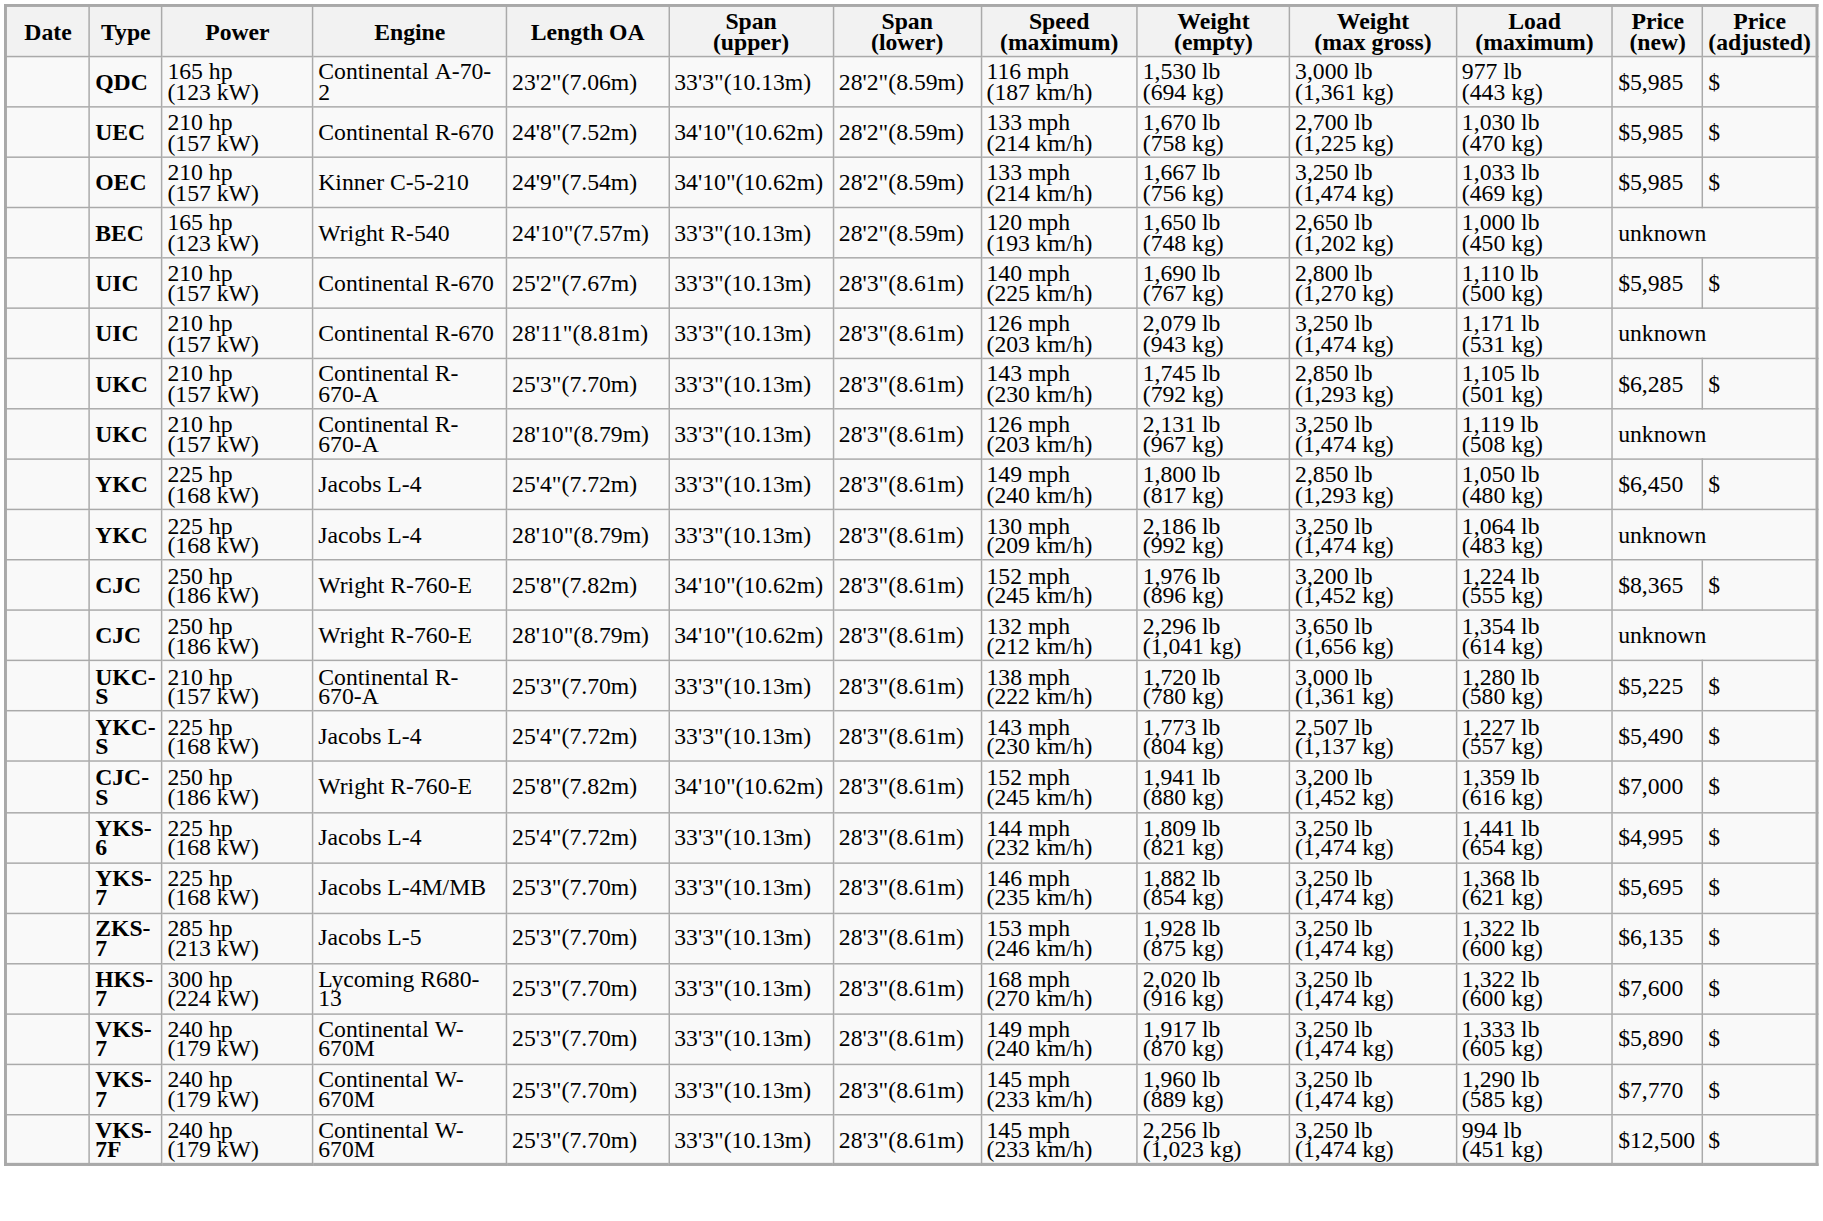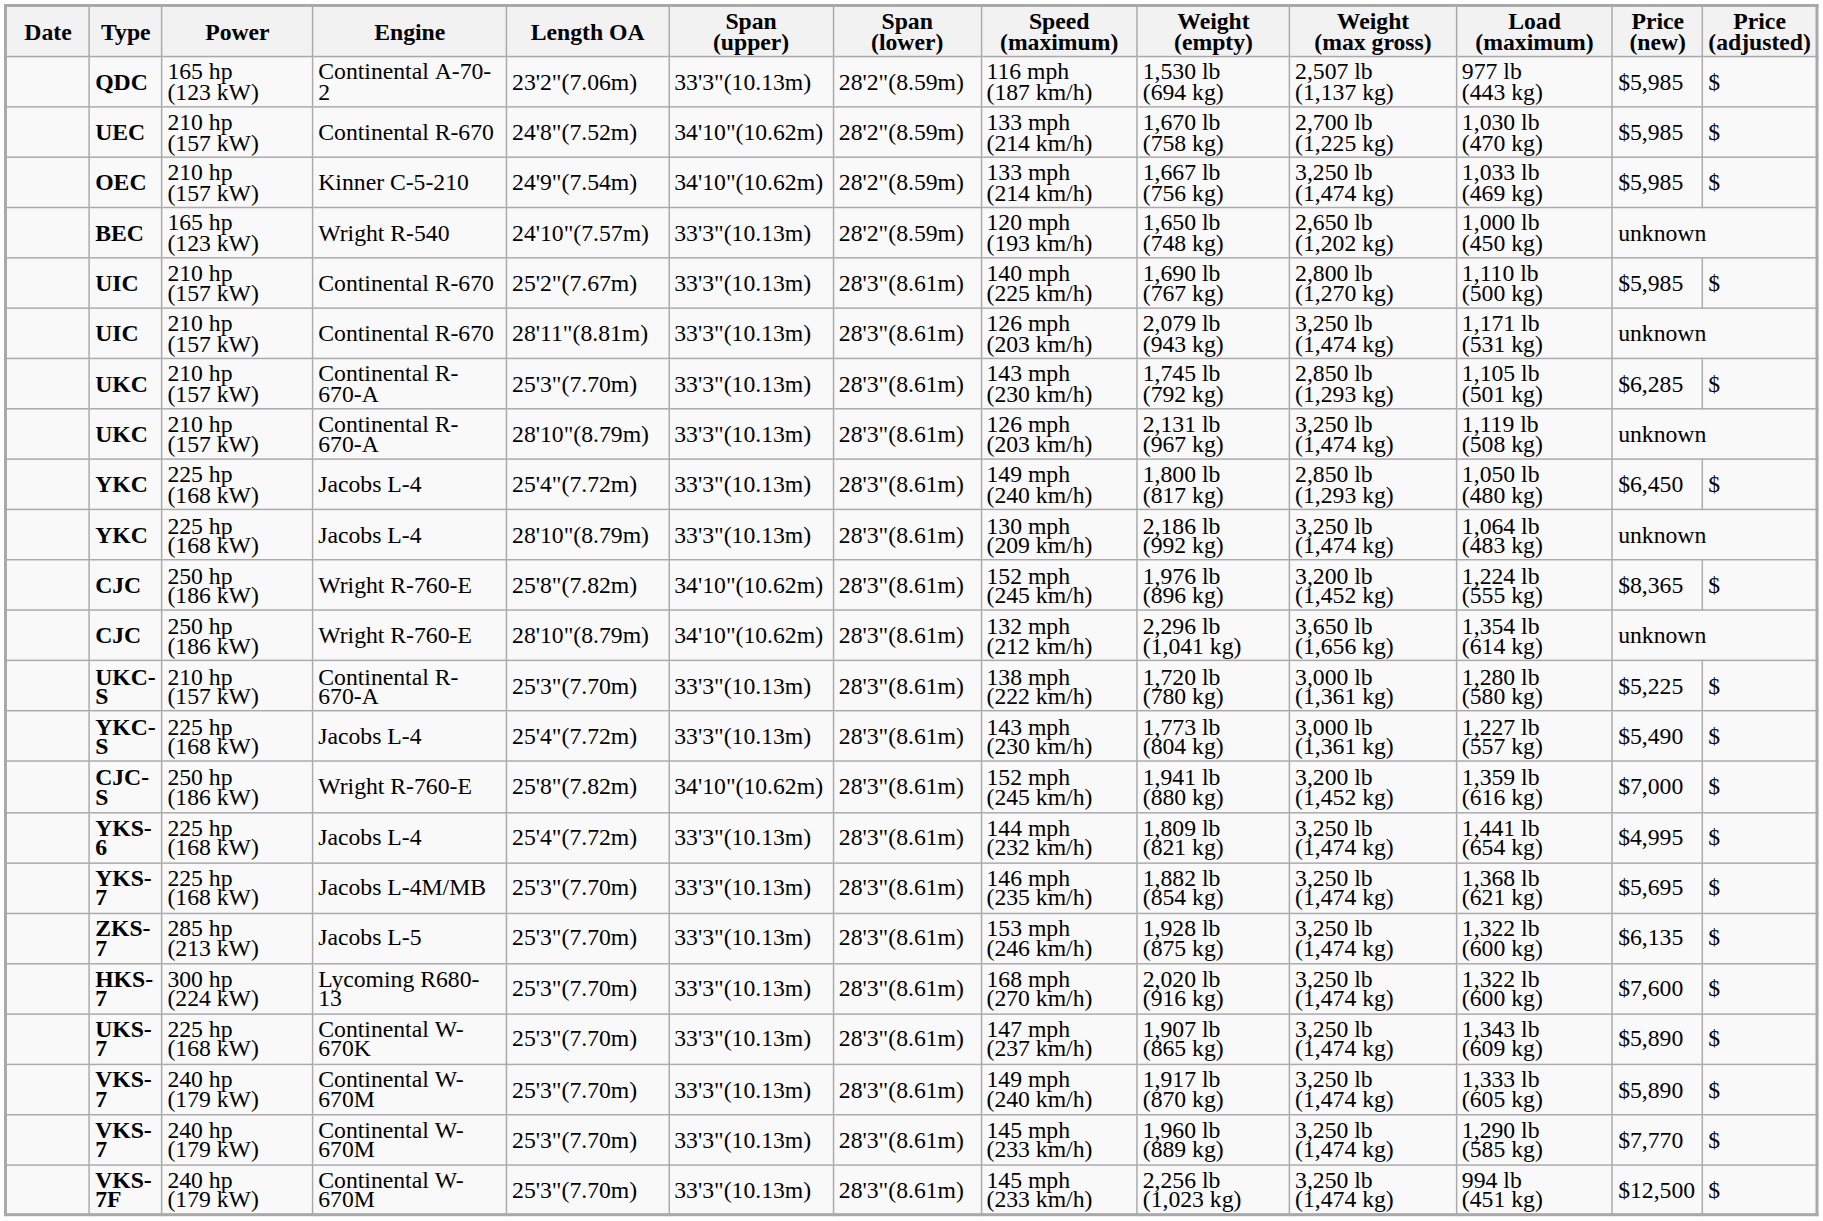(1344, 82) 3,000 lb (1,361 kg) -> (1344, 82) 2,507 lb (1,137 kg)
(1344, 736) 2,507 lb (1,137 kg) -> (1344, 736) 3,000 lb (1,361 kg)
+ row: (123, 1038)
